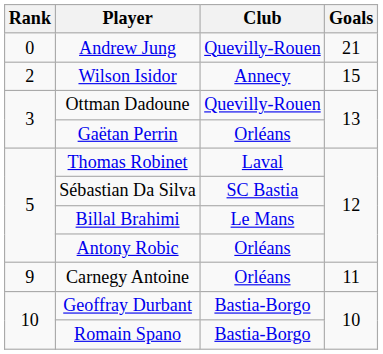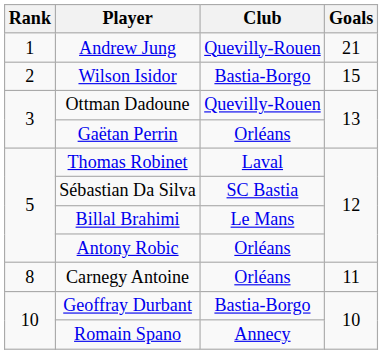(30, 47) 0 -> (30, 47) 1
(262, 76) Annecy -> (262, 76) Bastia-Borgo
(30, 276) 9 -> (30, 276) 8
(262, 334) Bastia-Borgo -> (262, 334) Annecy
